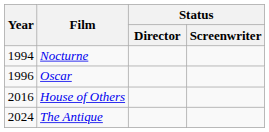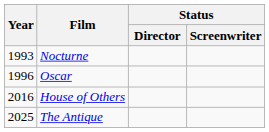(21, 55) 1994 -> (21, 55) 1993
(21, 117) 2024 -> (21, 117) 2025
